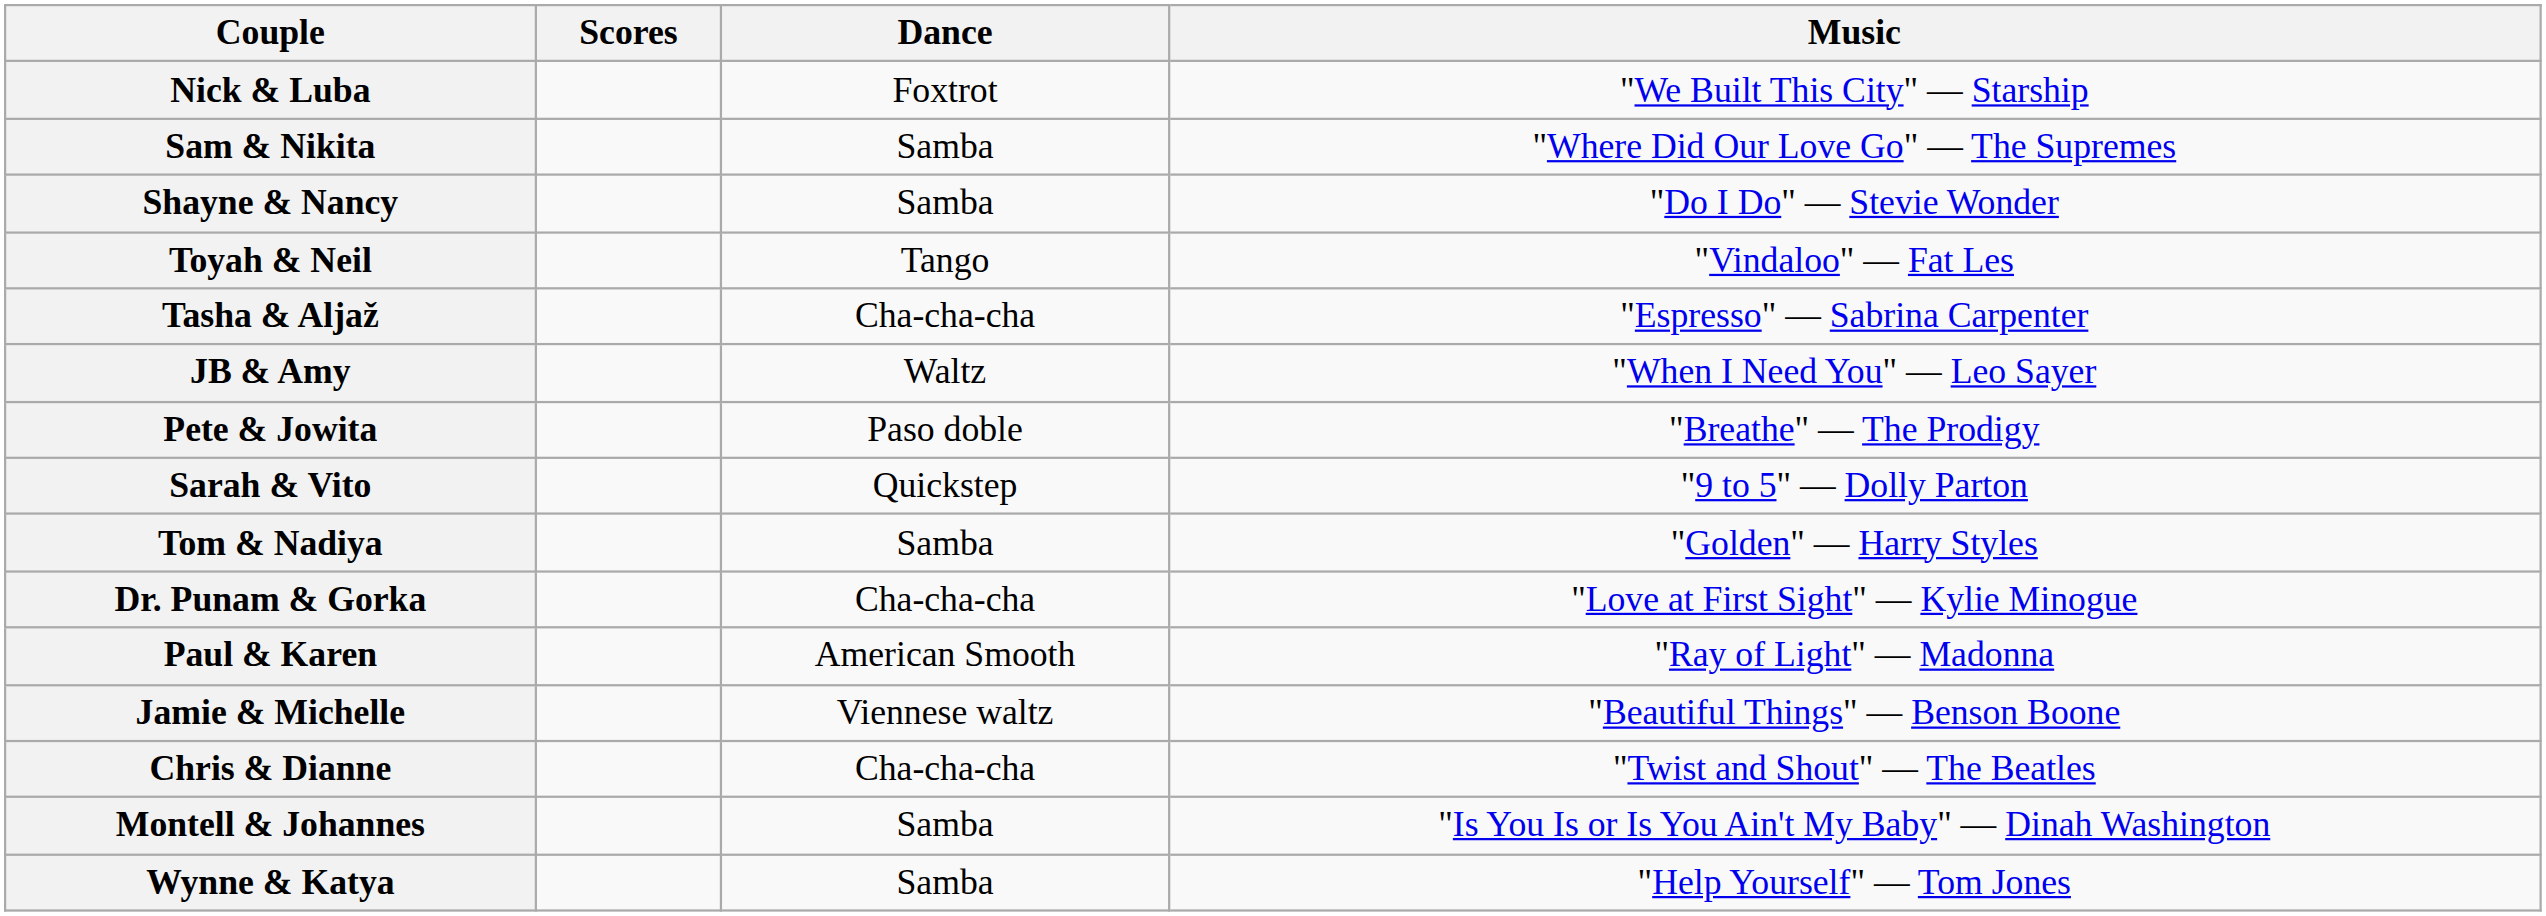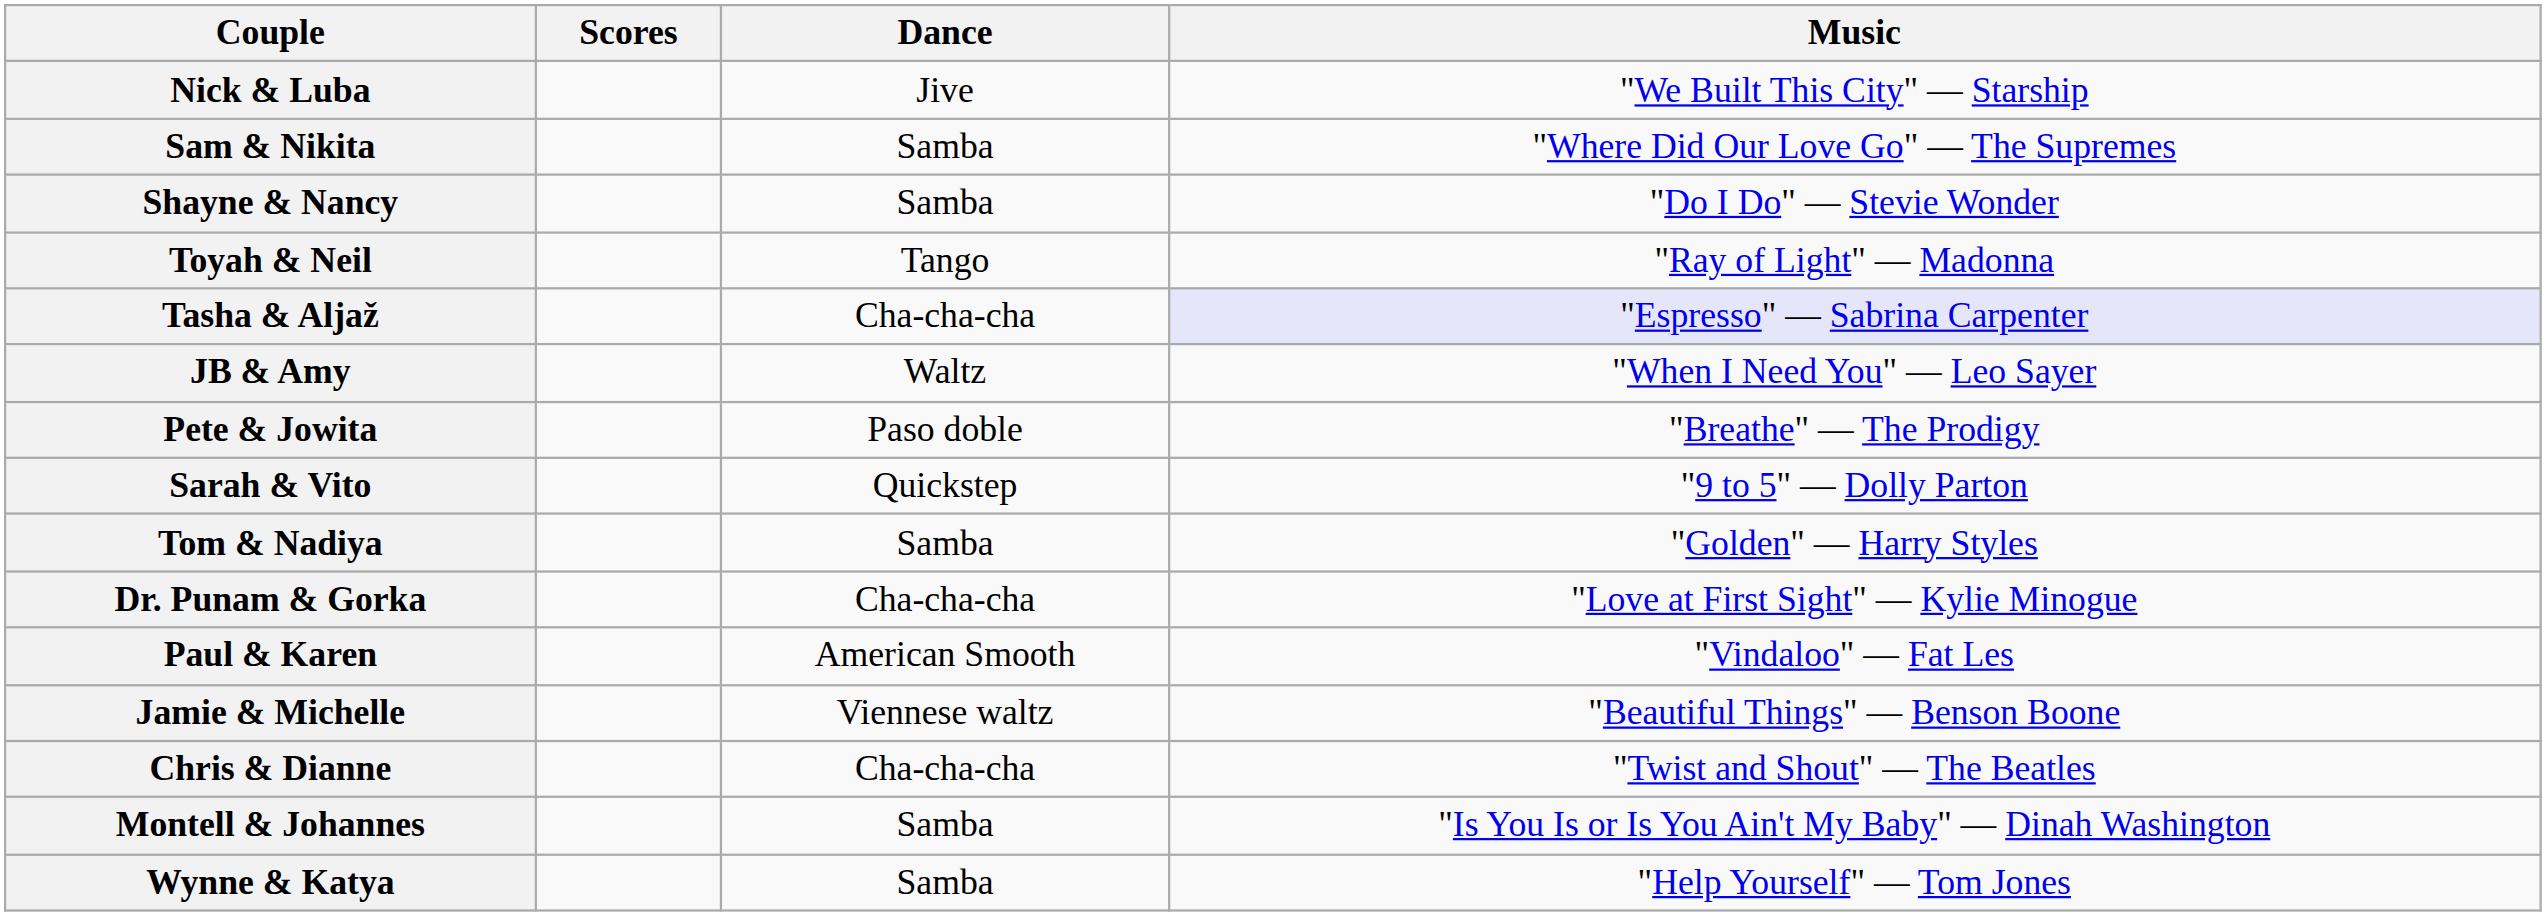(945, 89) Foxtrot -> (945, 89) Jive
(1854, 259) "Vindaloo" — Fat Les -> (1854, 259) "Ray of Light" — Madonna
(1854, 315) no background -> (1854, 315) lavender background
(1854, 655) "Ray of Light" — Madonna -> (1854, 655) "Vindaloo" — Fat Les
